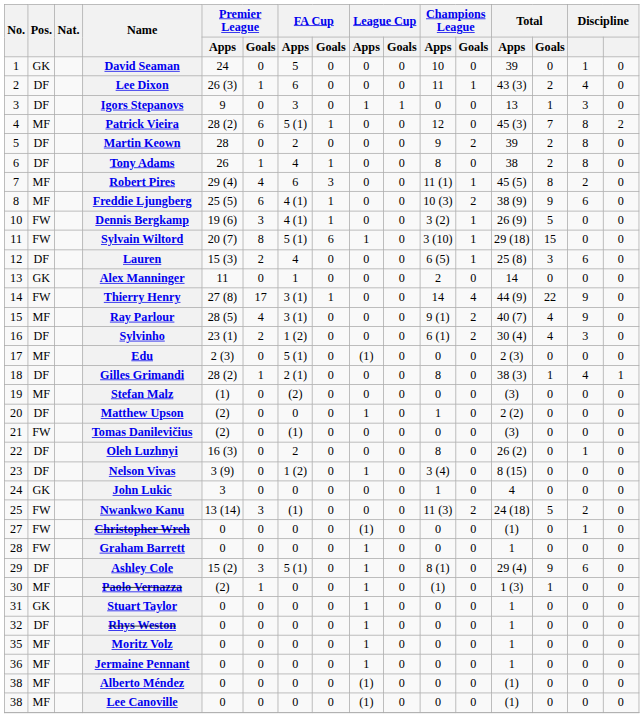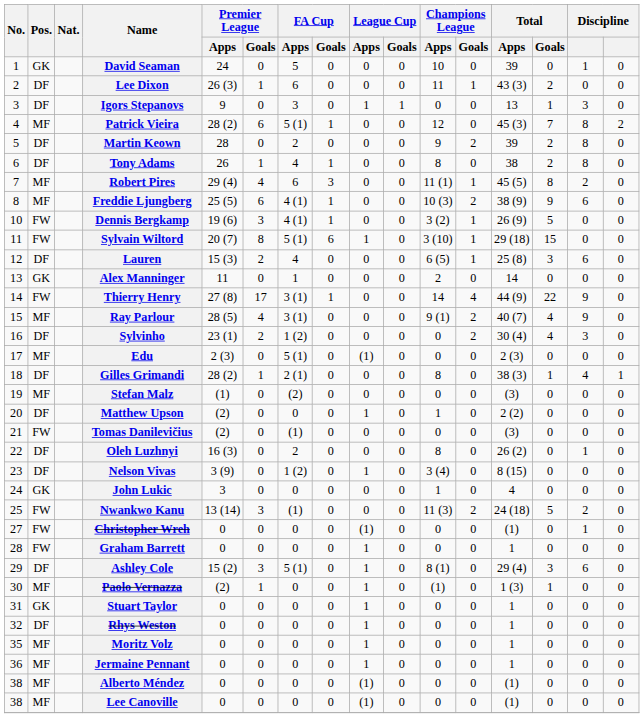(585, 85) 4 -> (585, 85) 0
(438, 336) 6 (1) -> (438, 336) 0
(550, 567) 9 -> (550, 567) 3
